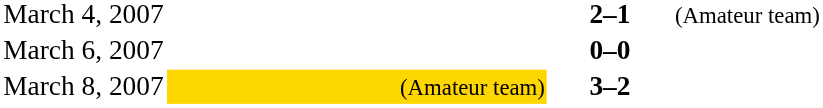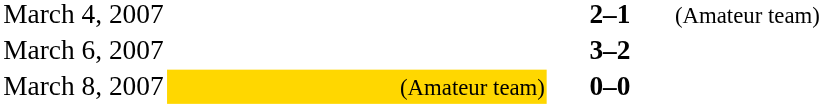(610, 50) 0–0 -> (610, 50) 3–2
(610, 86) 3–2 -> (610, 86) 0–0
